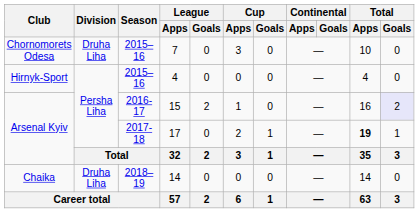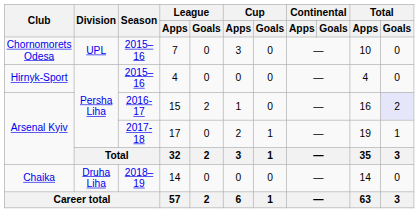(96, 50) Druha Liha -> (96, 50) UPL
(365, 134) bold -> (365, 134) normal
